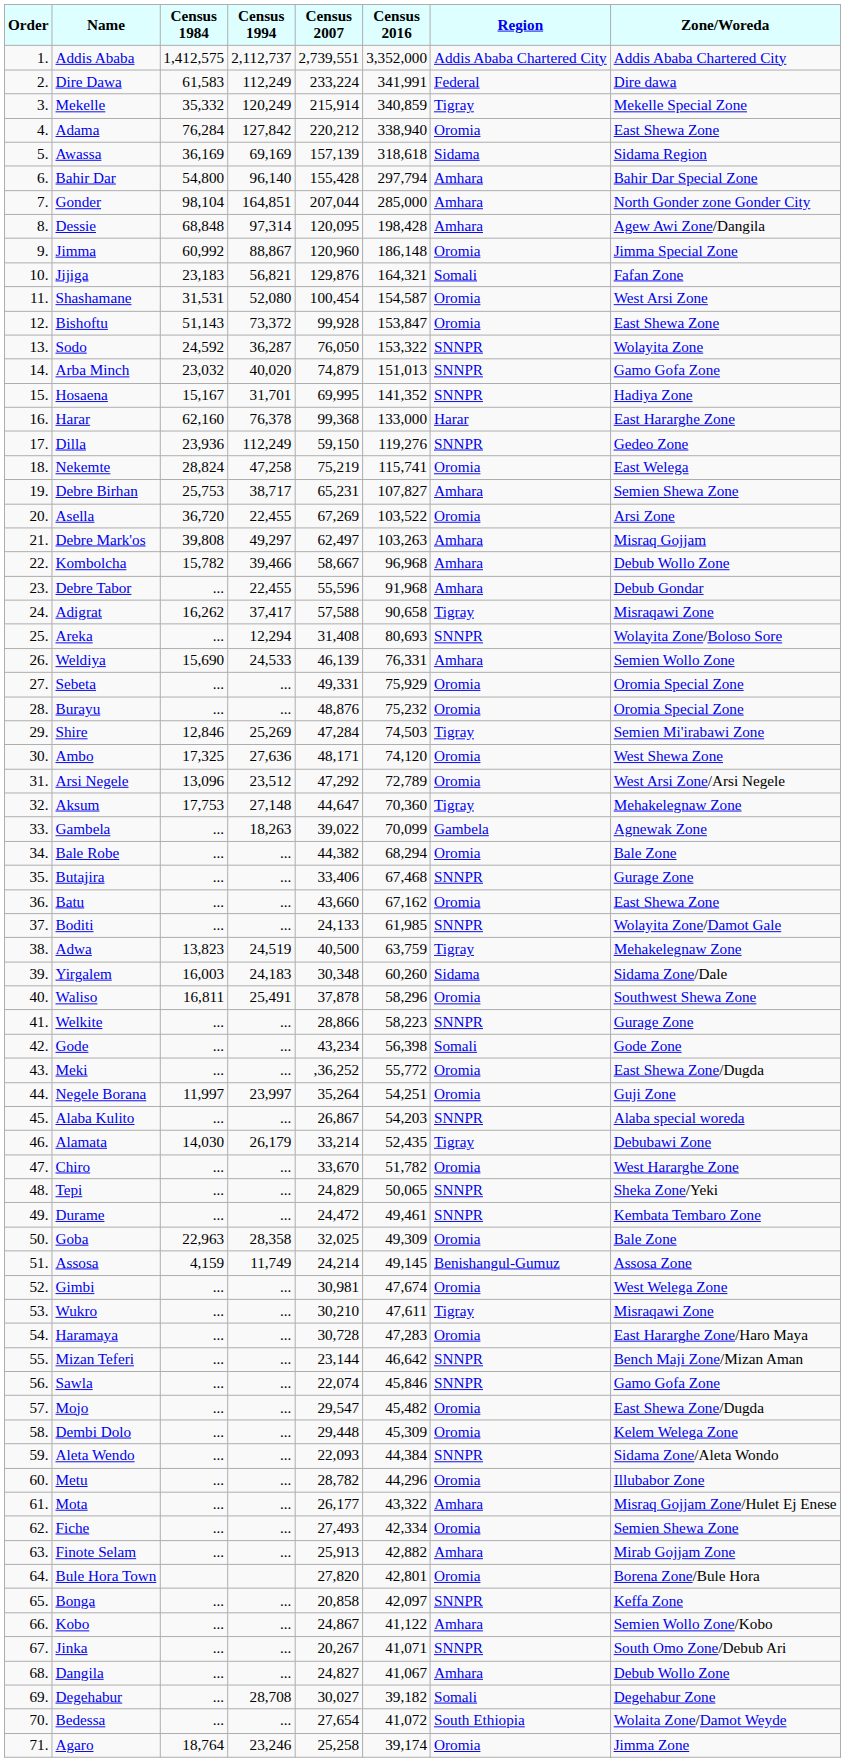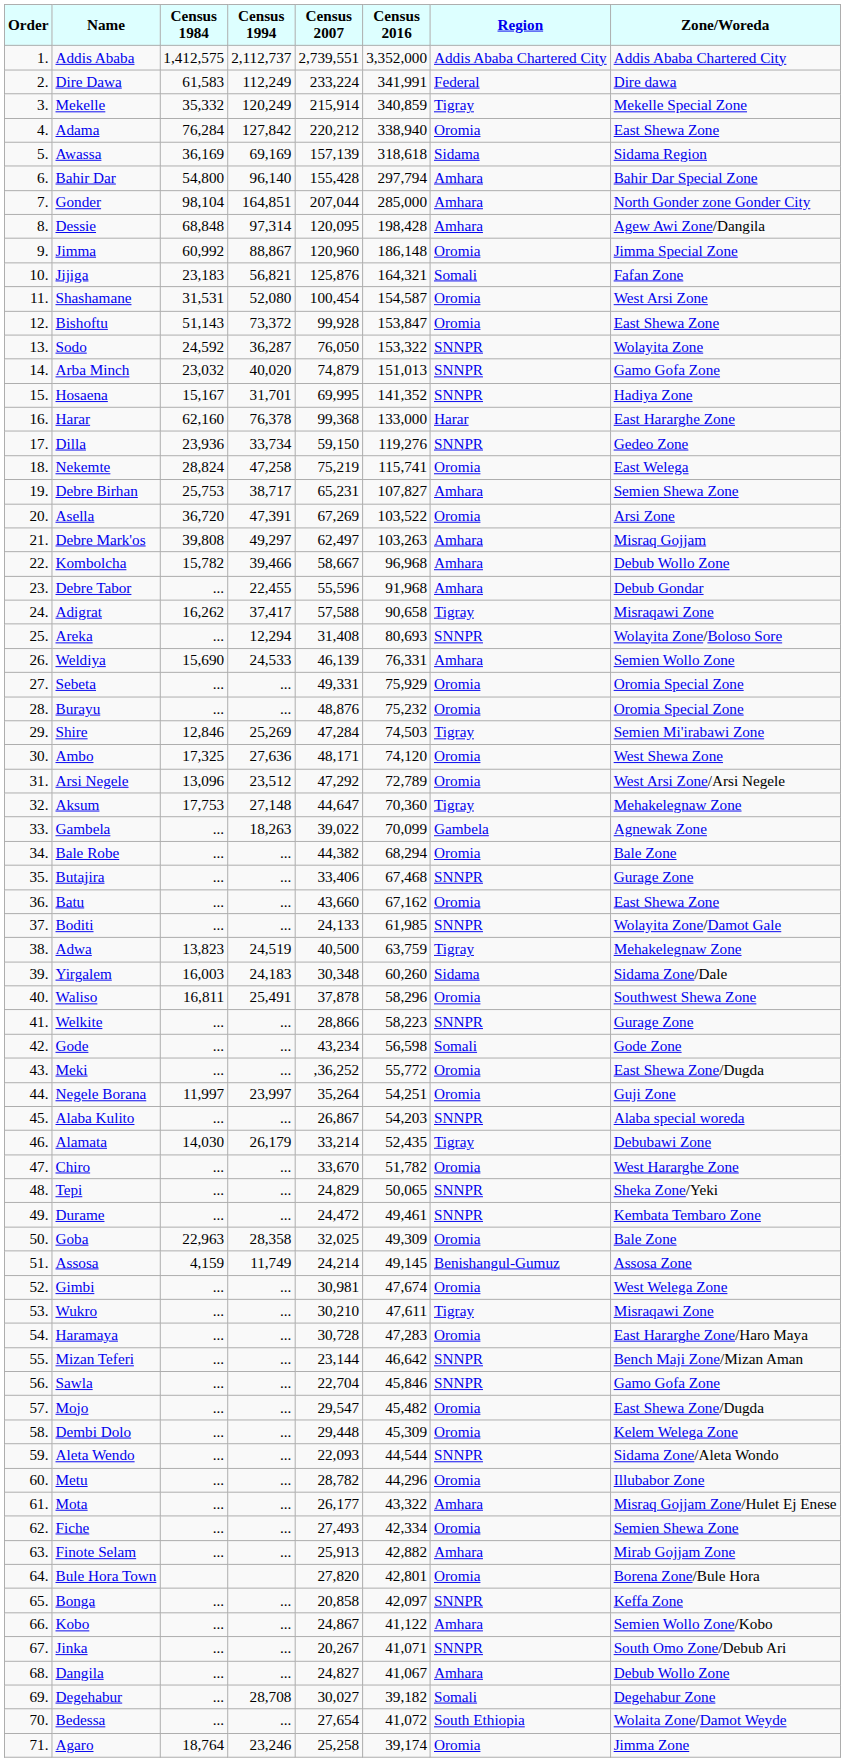(334, 274) 129,876 -> (334, 274) 125,876
(267, 443) 112,249 -> (270, 443) 33,734
(270, 515) 22,455 -> (270, 515) 47,391
(406, 1046) 56,398 -> (406, 1046) 56,598
(338, 1383) 22,074 -> (338, 1383) 22,704
(406, 1455) 44,384 -> (406, 1455) 44,544
